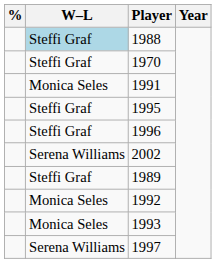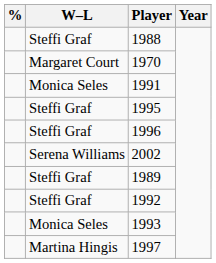(60, 39) lightblue background -> (60, 39) no background
(60, 62) Steffi Graf -> (74, 62) Margaret Court
(69, 200) Monica Seles -> (60, 200) Steffi Graf
(77, 246) Serena Williams -> (73, 246) Martina Hingis
